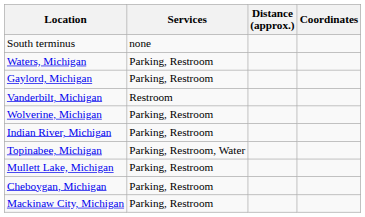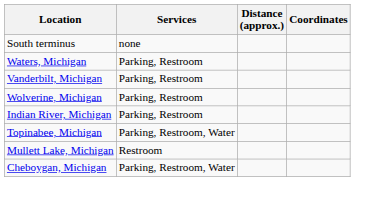- row: (50, 79)
(151, 97) Restroom -> (161, 79) Parking, Restroom
(171, 168) Parking, Restroom -> (141, 150) Restroom
(171, 185) Parking, Restroom -> (177, 168) Parking, Restroom, Water
- row: (66, 203)
